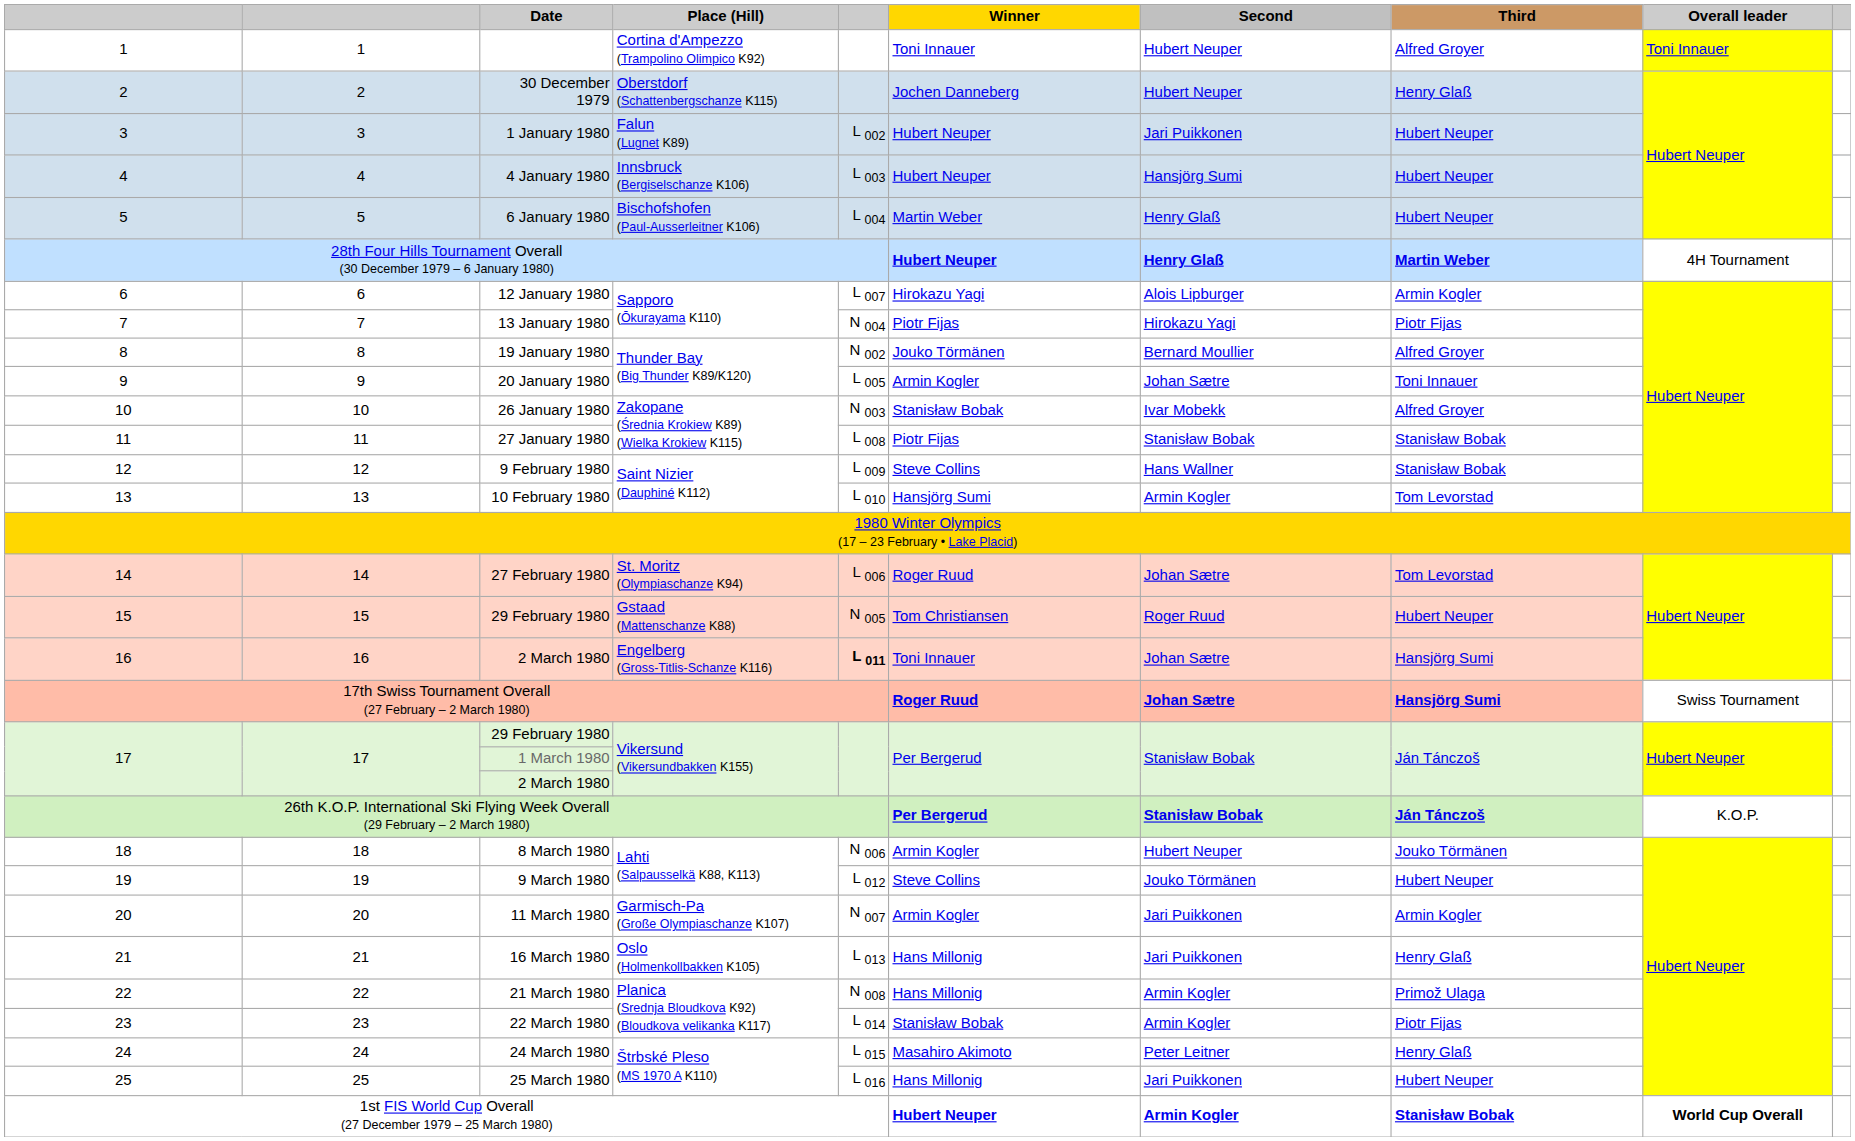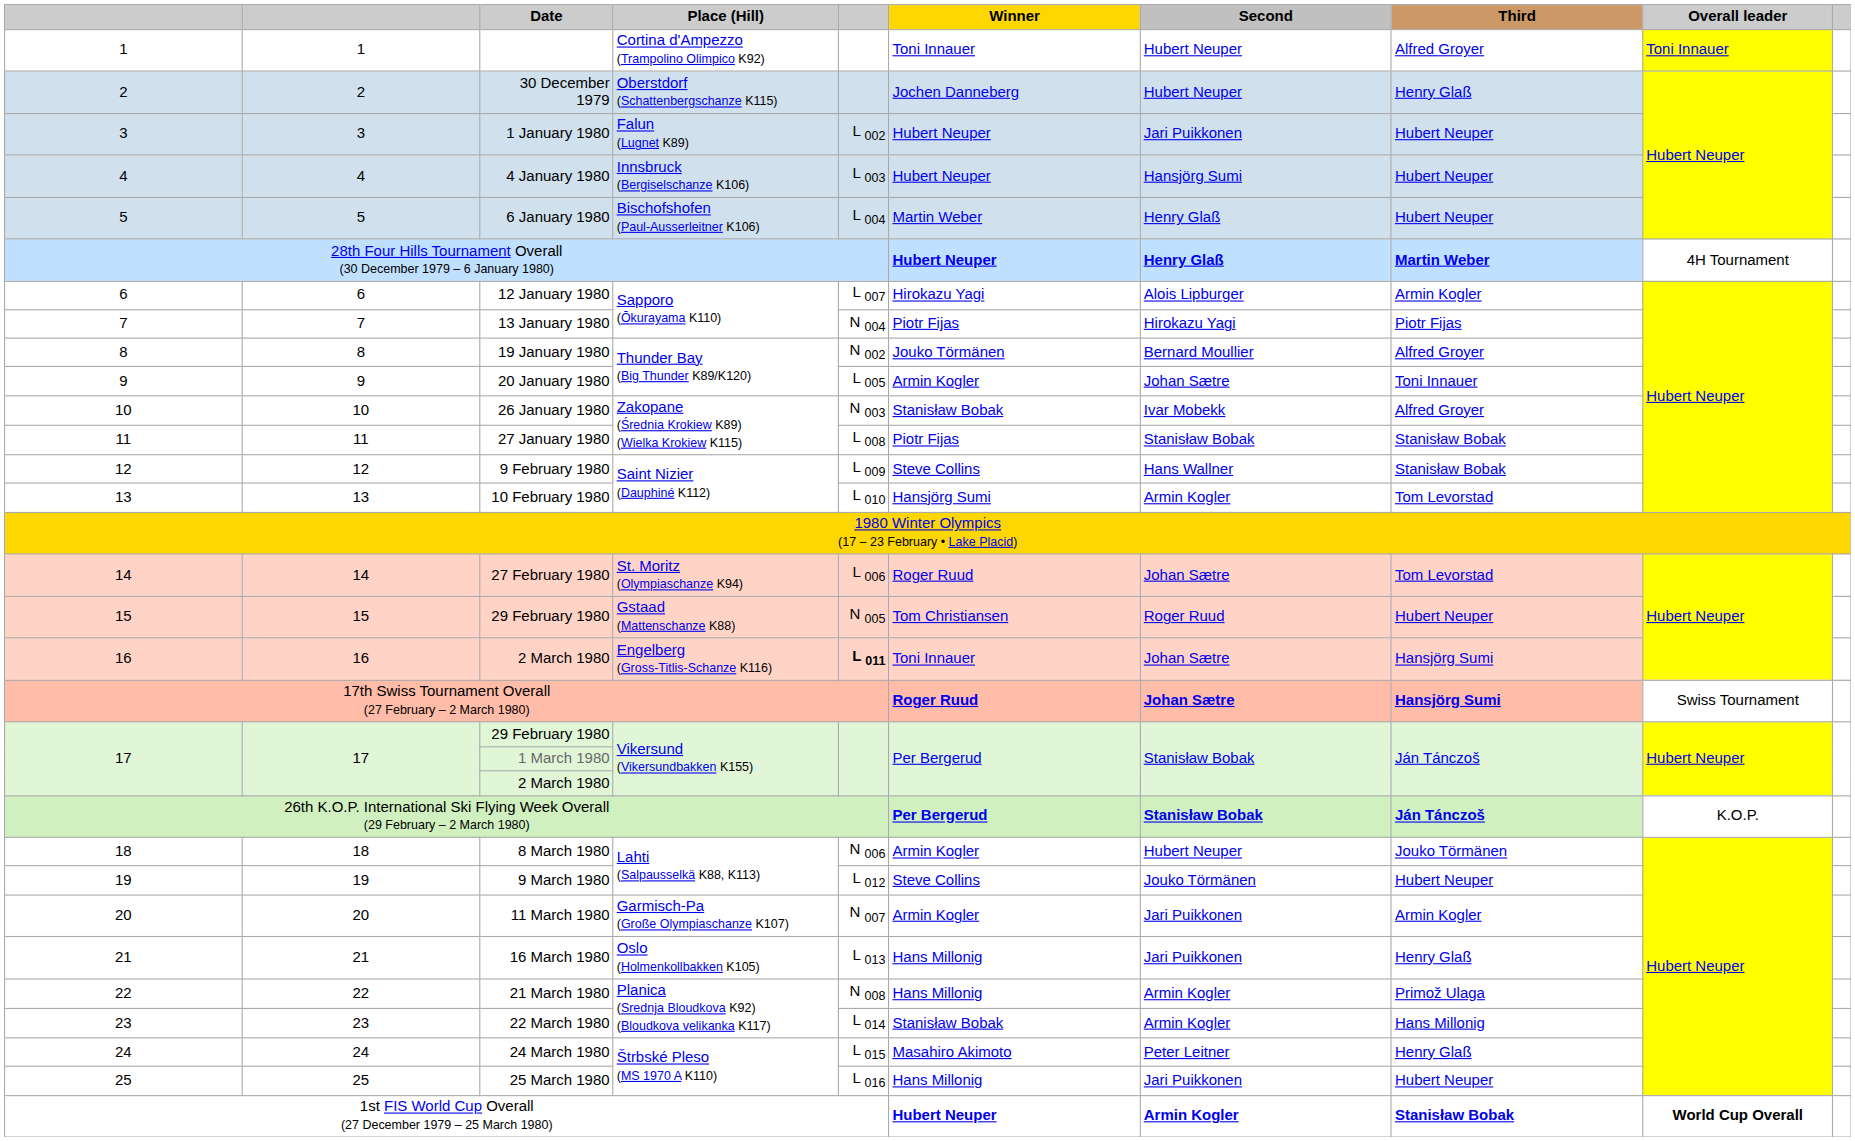(1428, 1022) Piotr Fijas -> (1440, 1022) Hans Millonig
